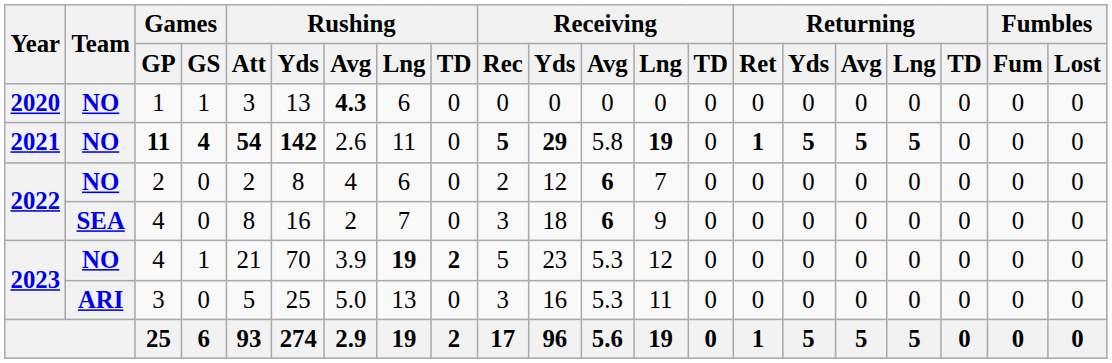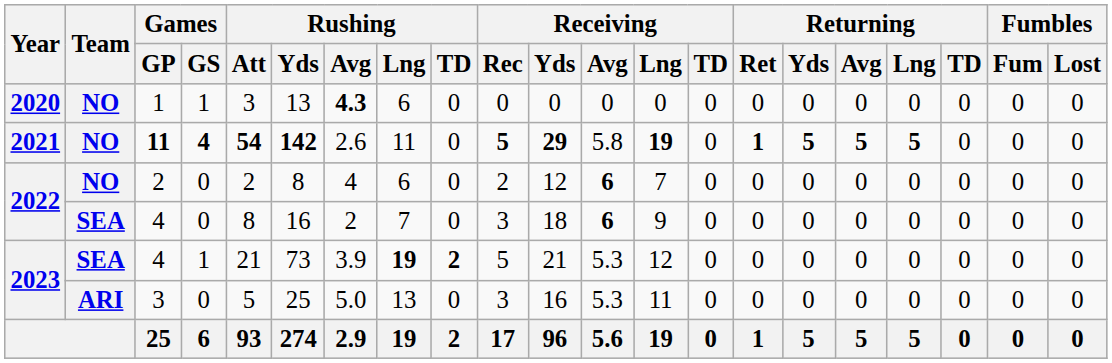(101, 260) NO -> (101, 260) SEA
(298, 260) 70 -> (298, 260) 73
(555, 260) 23 -> (555, 260) 21
